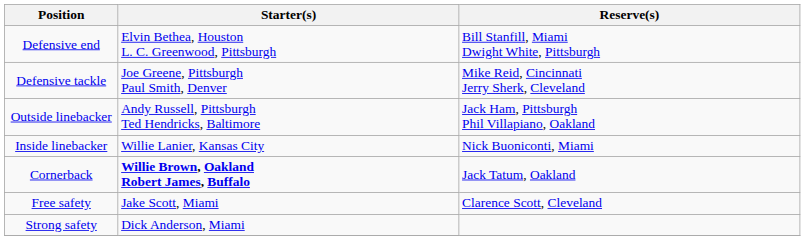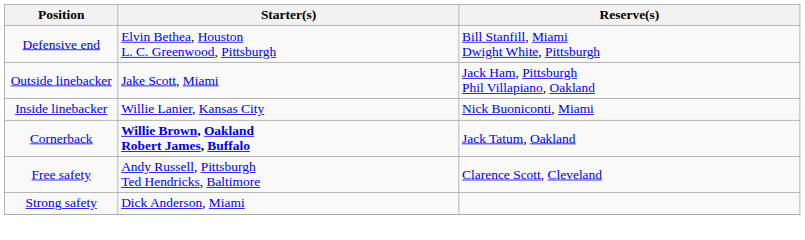- row: (61, 80)
(191, 116) Andy Russell, Pittsburgh Ted Hendricks, Baltimore -> (170, 80) Jake Scott, Miami
(170, 203) Jake Scott, Miami -> (191, 174) Andy Russell, Pittsburgh Ted Hendricks, Baltimore
